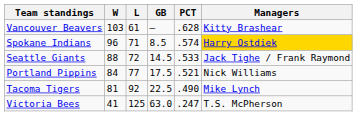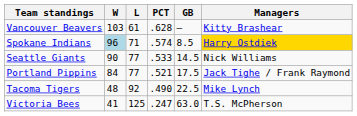columns swapped: (188, 12) <-> (161, 12)
(112, 42) no background -> (112, 42) lightblue background
(112, 58) 88 -> (112, 58) 90
(134, 58) 72 -> (134, 58) 77
(277, 58) Jack Tighe / Frank Raymond -> (240, 58) Nick Williams
(240, 73) Nick Williams -> (277, 73) Jack Tighe / Frank Raymond
(112, 88) 81 -> (112, 88) 48
